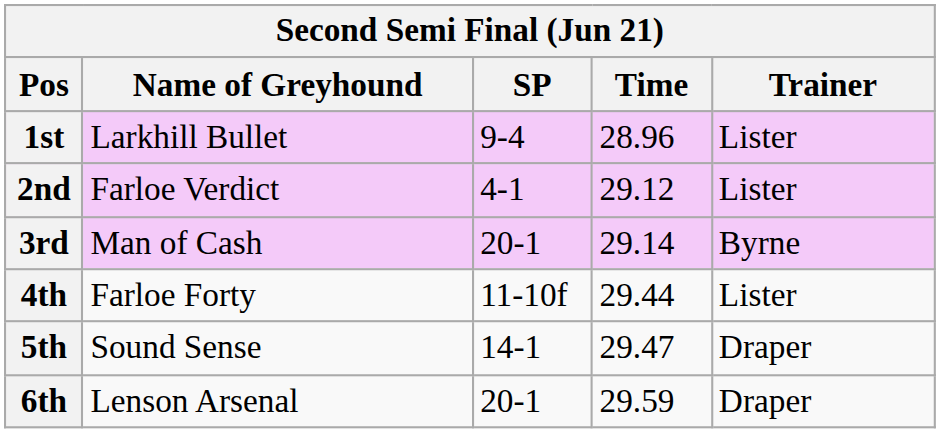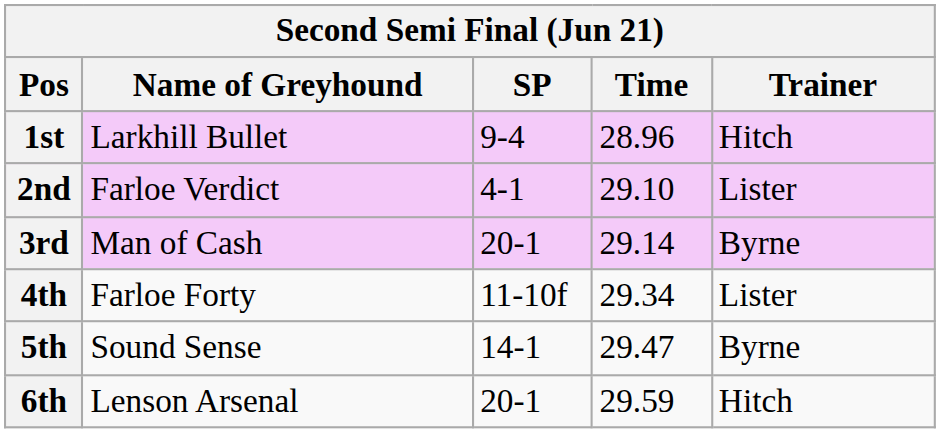(758, 136) Lister -> (756, 136) Hitch
(637, 189) 29.12 -> (637, 189) 29.10
(637, 294) 29.44 -> (637, 294) 29.34
(765, 347) Draper -> (760, 347) Byrne
(765, 400) Draper -> (756, 400) Hitch
